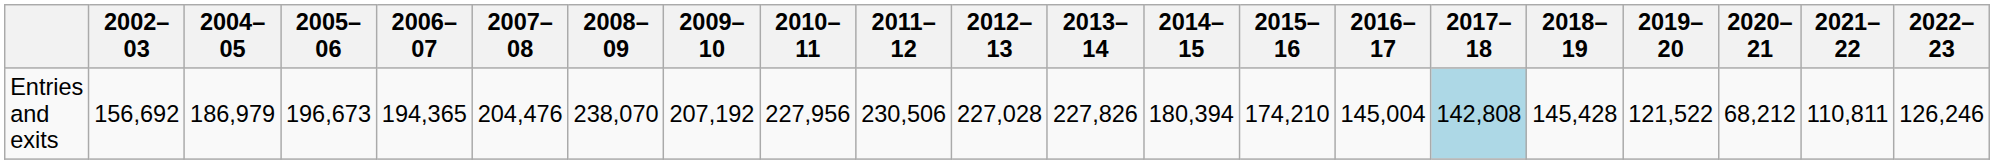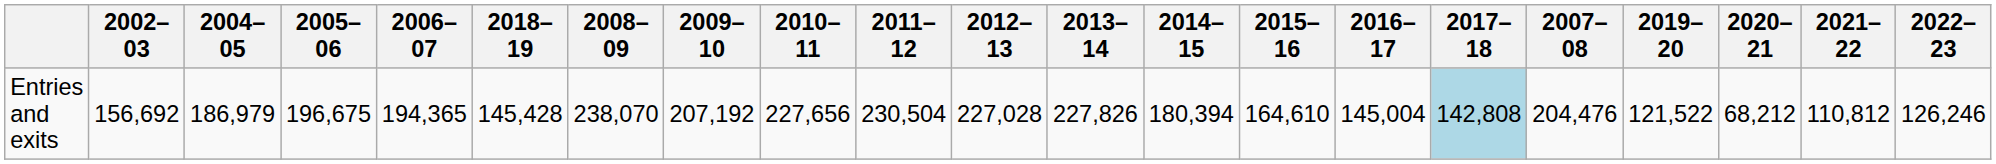columns swapped: (520, 36) <-> (1575, 36)
(328, 113) 196,673 -> (328, 113) 196,675
(808, 113) 227,956 -> (808, 113) 227,656
(904, 113) 230,506 -> (904, 113) 230,504
(1287, 113) 174,210 -> (1287, 113) 164,610
(1848, 113) 110,811 -> (1848, 113) 110,812
